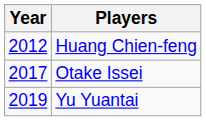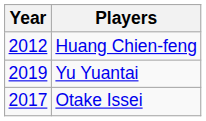rows swapped: (99, 73) <-> (97, 101)
